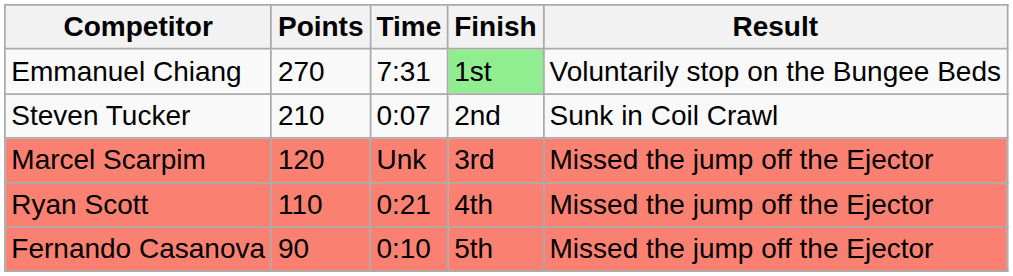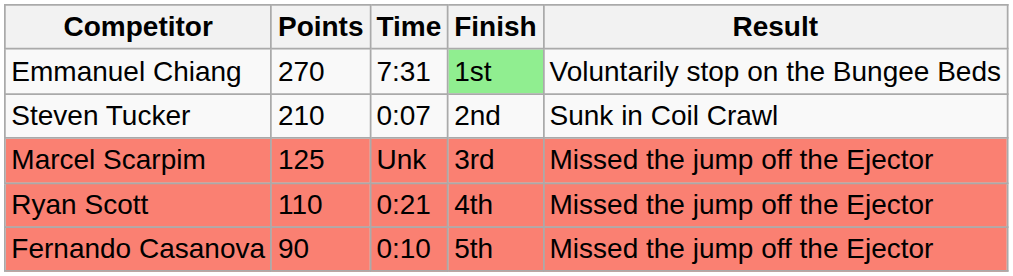(301, 159) 120 -> (301, 159) 125
